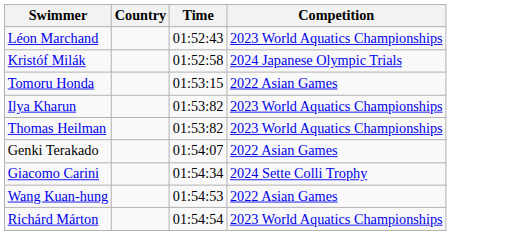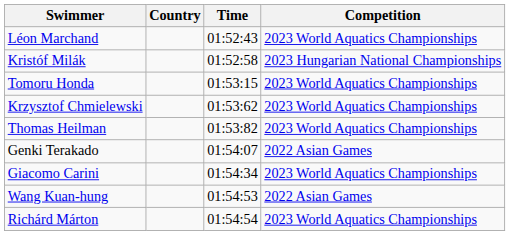(316, 60) 2024 Japanese Olympic Trials -> (383, 60) 2023 Hungarian National Championships
(284, 83) 2022 Asian Games -> (371, 83) 2023 World Aquatics Championships
+ row: (75, 106)
- row: (42, 106)
(299, 173) 2024 Sette Colli Trophy -> (371, 173) 2023 World Aquatics Championships
